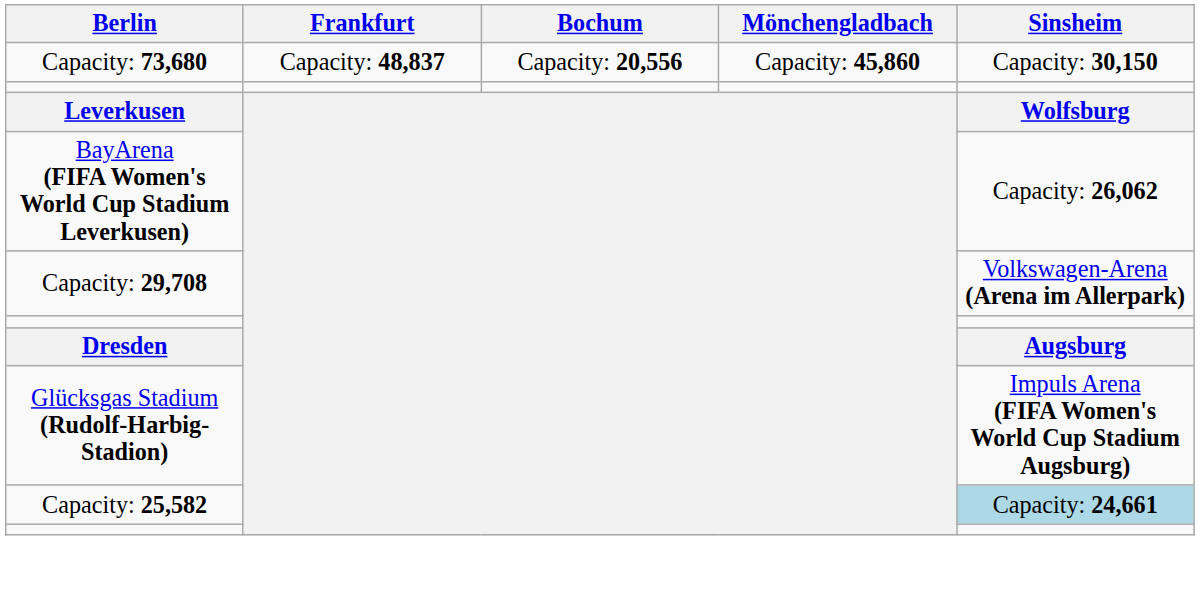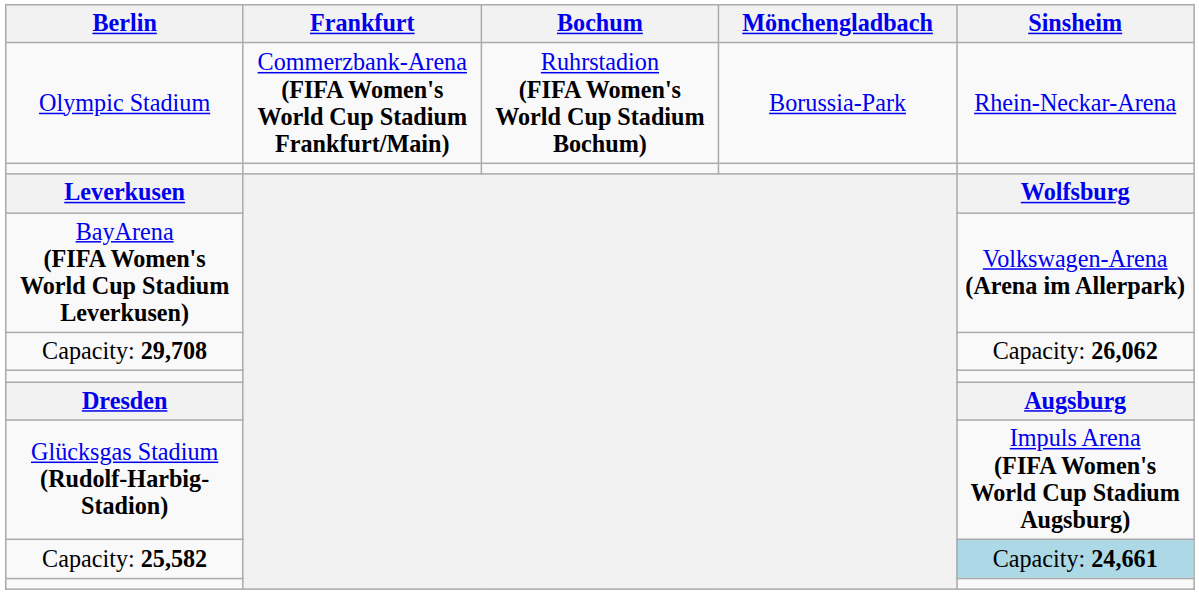+ row: (125, 102)
- row: (125, 61)
(1075, 190) Capacity: 26,062 -> (1075, 272) Volkswagen-Arena (Arena im Allerpark)
(1075, 283) Volkswagen-Arena (Arena im Allerpark) -> (1075, 351) Capacity: 26,062
